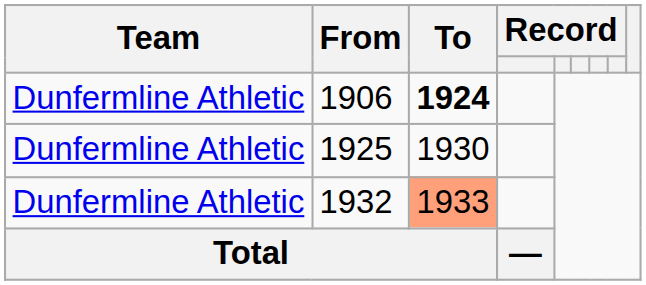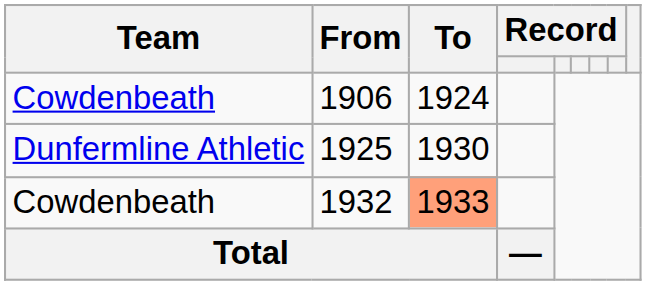(158, 97) Dunfermline Athletic -> (114, 97) Cowdenbeath
(453, 97) bold -> (453, 97) normal
(158, 201) Dunfermline Athletic -> (114, 201) Cowdenbeath
